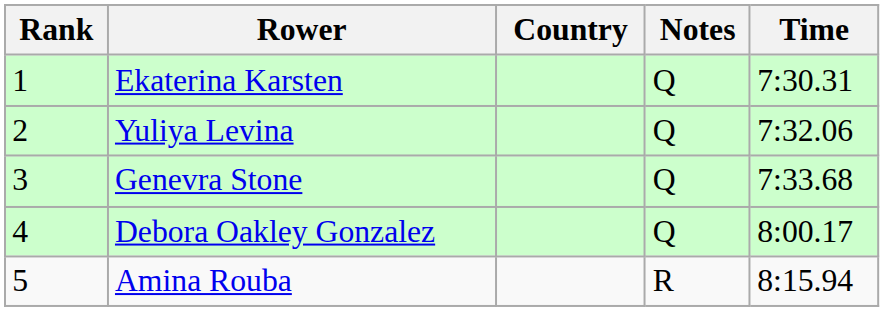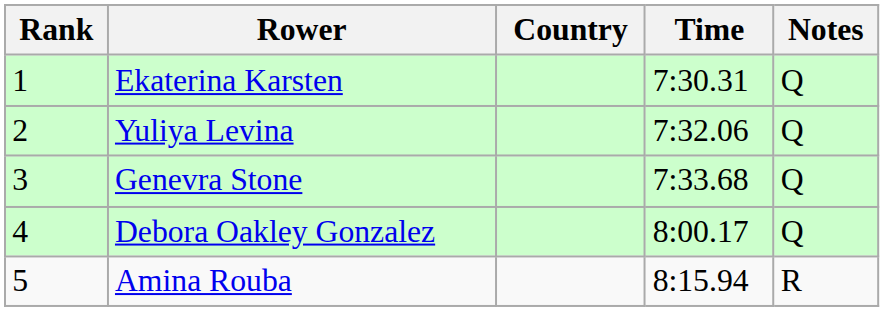columns swapped: (814, 29) <-> (698, 29)
